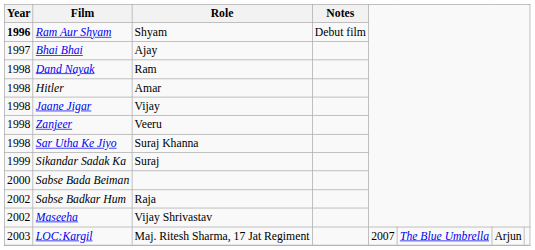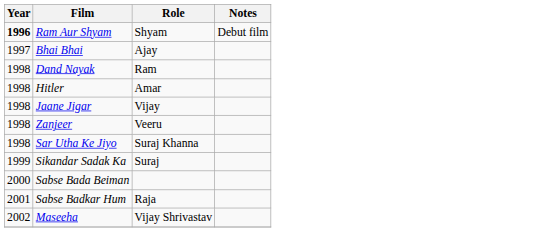(19, 198) 2002 -> (19, 198) 2001
- row: (64, 236)
